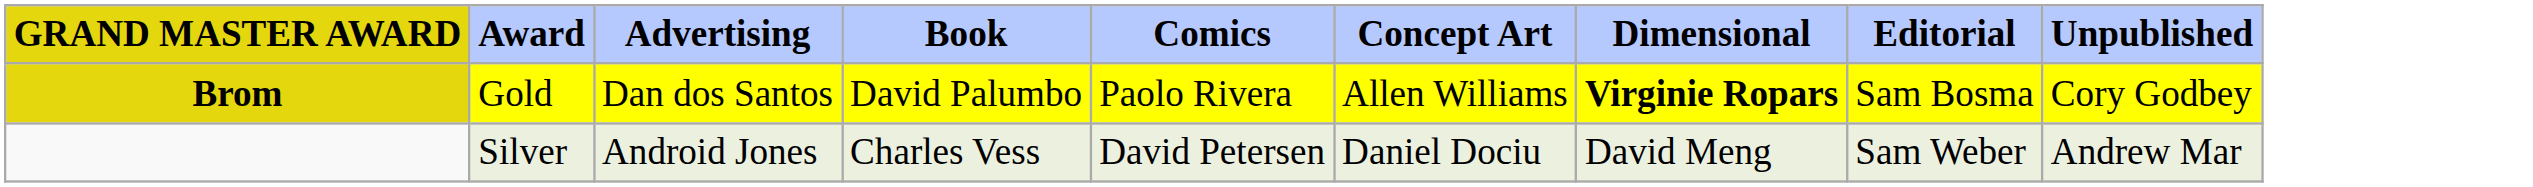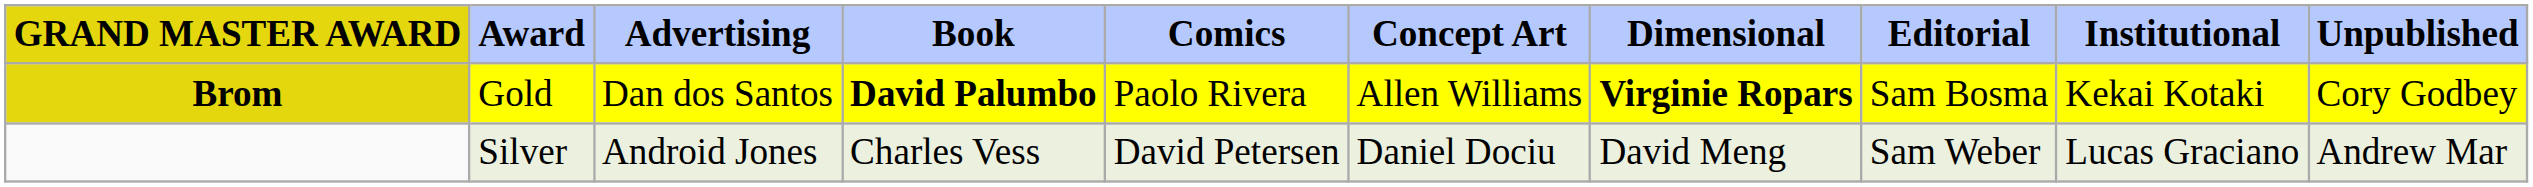+ column: (2182, 33)
(966, 92) normal -> (973, 92) bold
